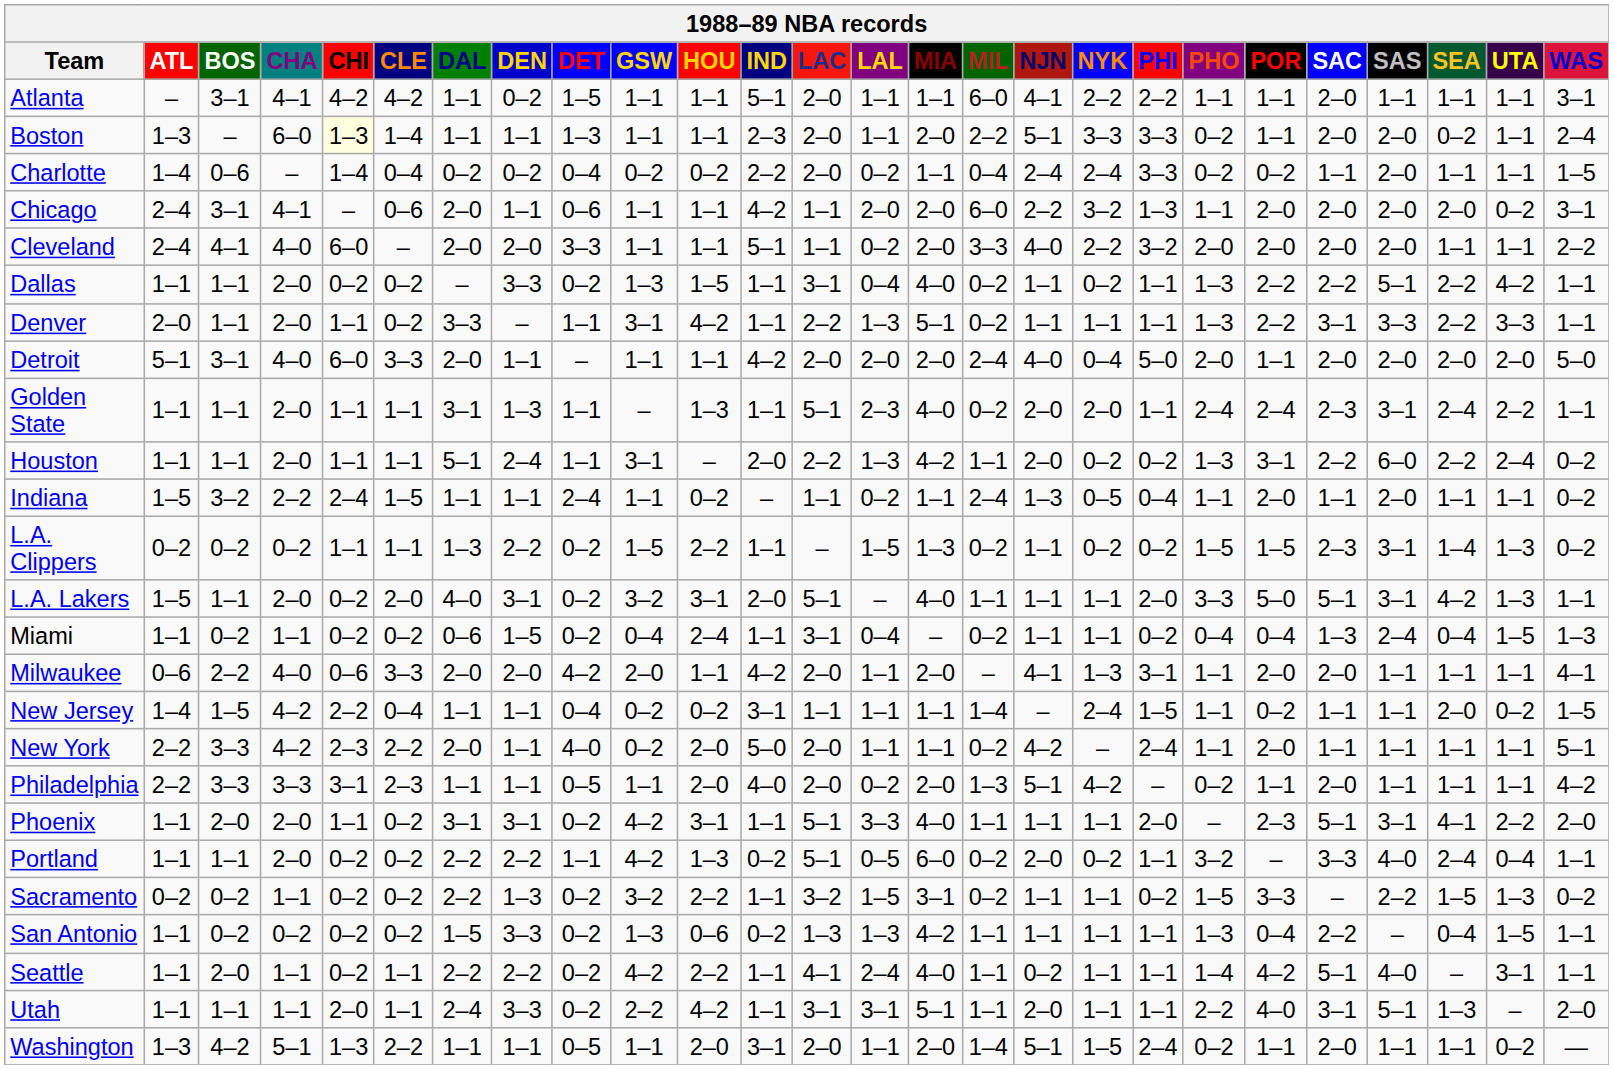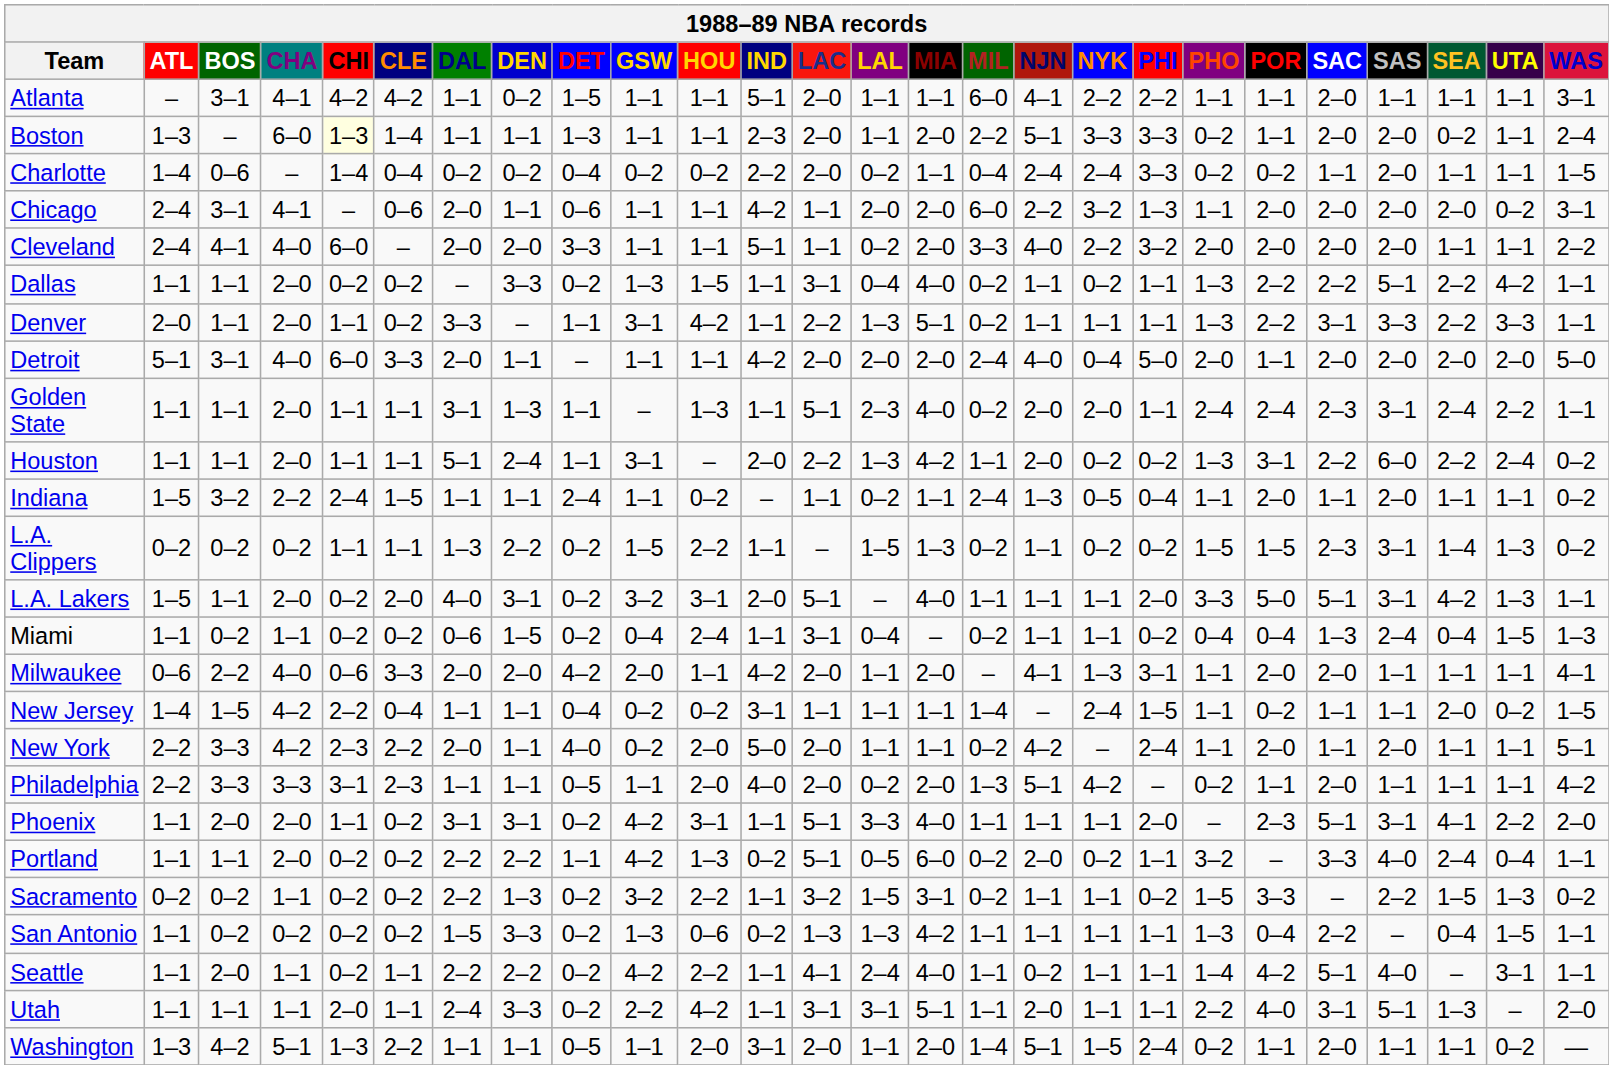(1397, 748) 1–1 -> (1397, 748) 2–0
